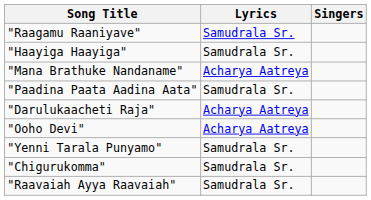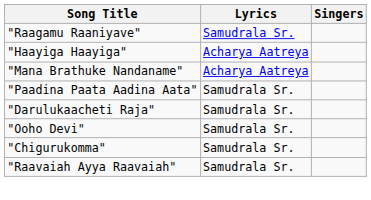(249, 52) Samudrala Sr. -> (256, 52) Acharya Aatreya
(256, 109) Acharya Aatreya -> (249, 109) Samudrala Sr.
(256, 128) Acharya Aatreya -> (249, 128) Samudrala Sr.
- row: (85, 147)
